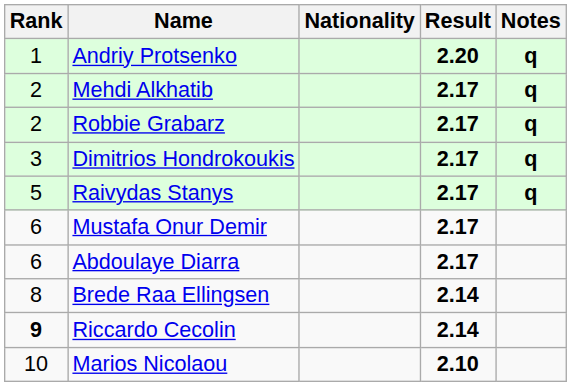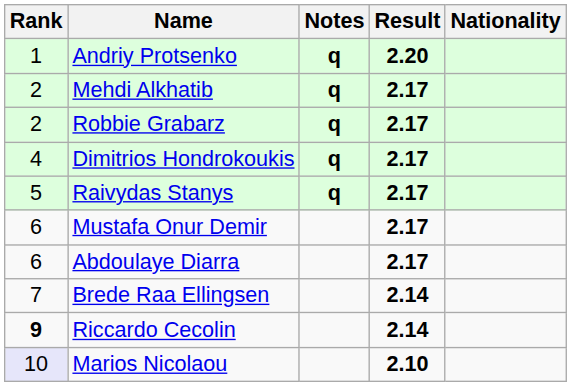columns swapped: (360, 21) <-> (531, 21)
(36, 158) 3 -> (36, 158) 4
(36, 295) 8 -> (36, 295) 7
(36, 364) no background -> (36, 364) lavender background
